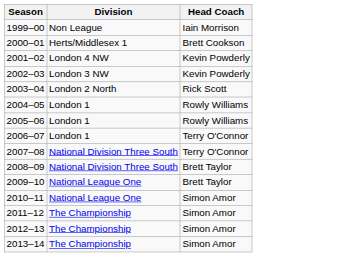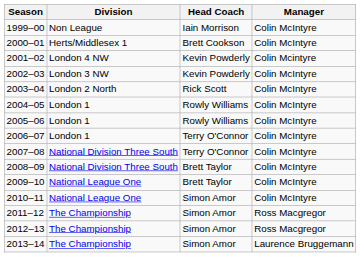+ column: (304, 12)
